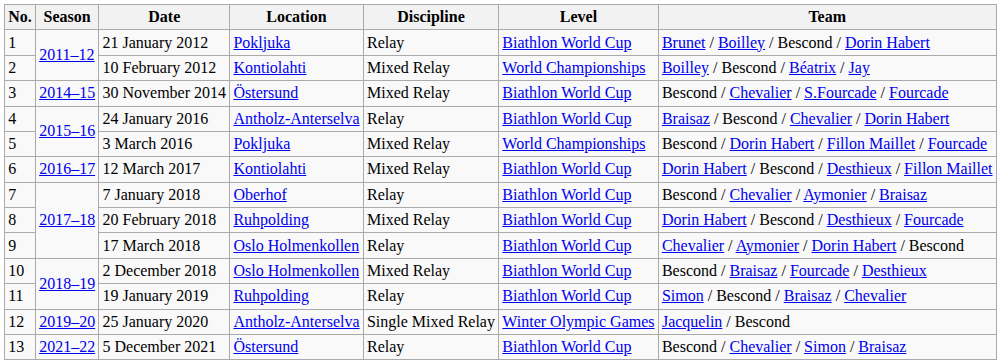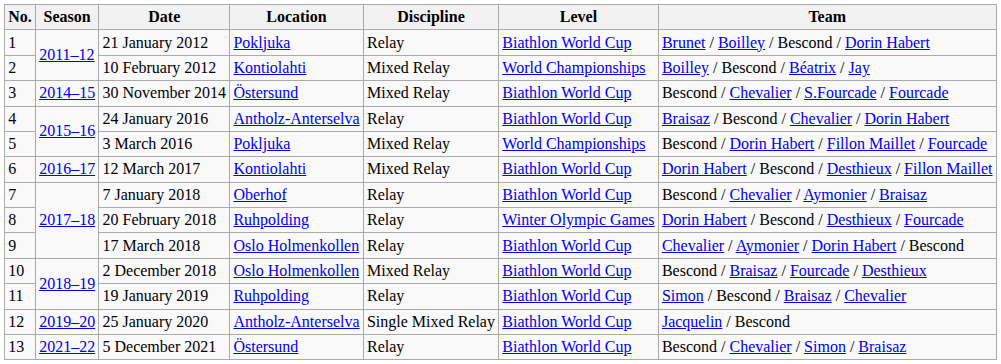(409, 220) Mixed Relay -> (386, 220) Relay
(567, 220) Biathlon World Cup -> (578, 220) Winter Olympic Games
(578, 321) Winter Olympic Games -> (567, 321) Biathlon World Cup
